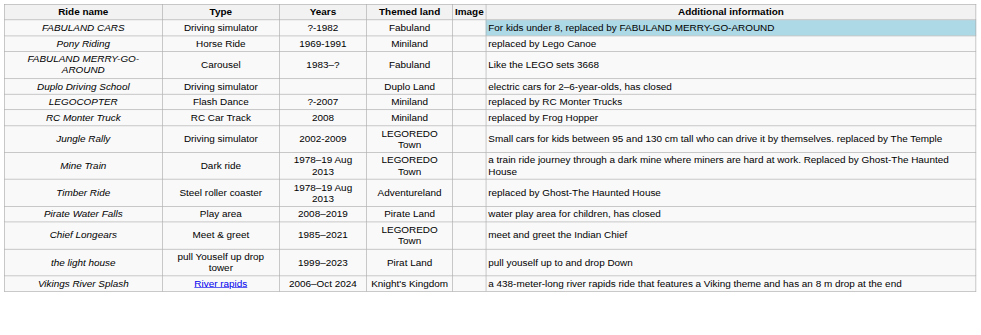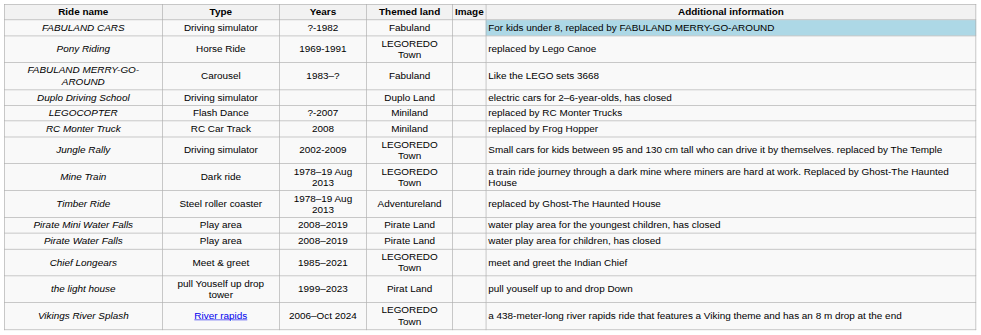(410, 43) Miniland -> (410, 49) LEGOREDO Town
+ row: (83, 225)
(410, 283) Knight's Kingdom -> (410, 316) LEGOREDO Town
